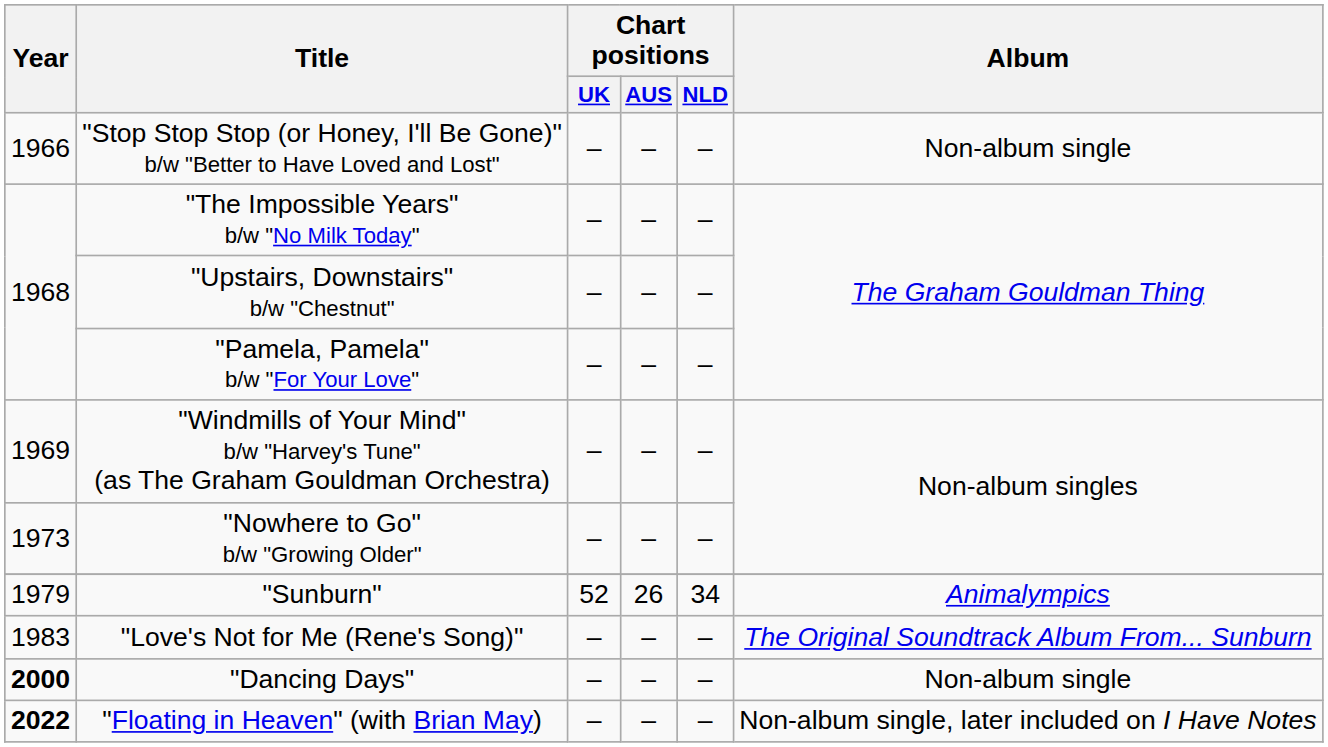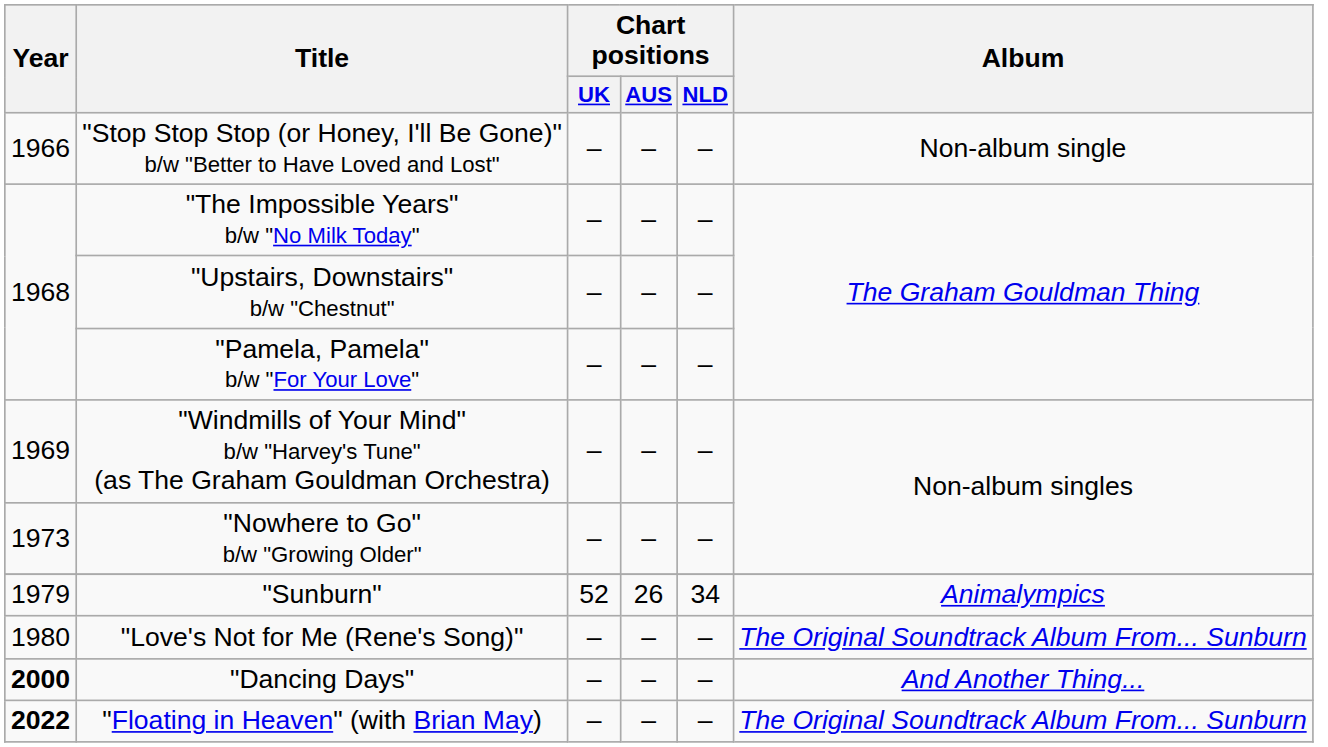(40, 636) 1983 -> (40, 636) 1980
(1028, 679) Non-album single -> (1023, 679) And Another Thing...
(1028, 721) Non-album single, later included on I Have Notes -> (1023, 721) The Original Soundtrack Album From... Sunburn
